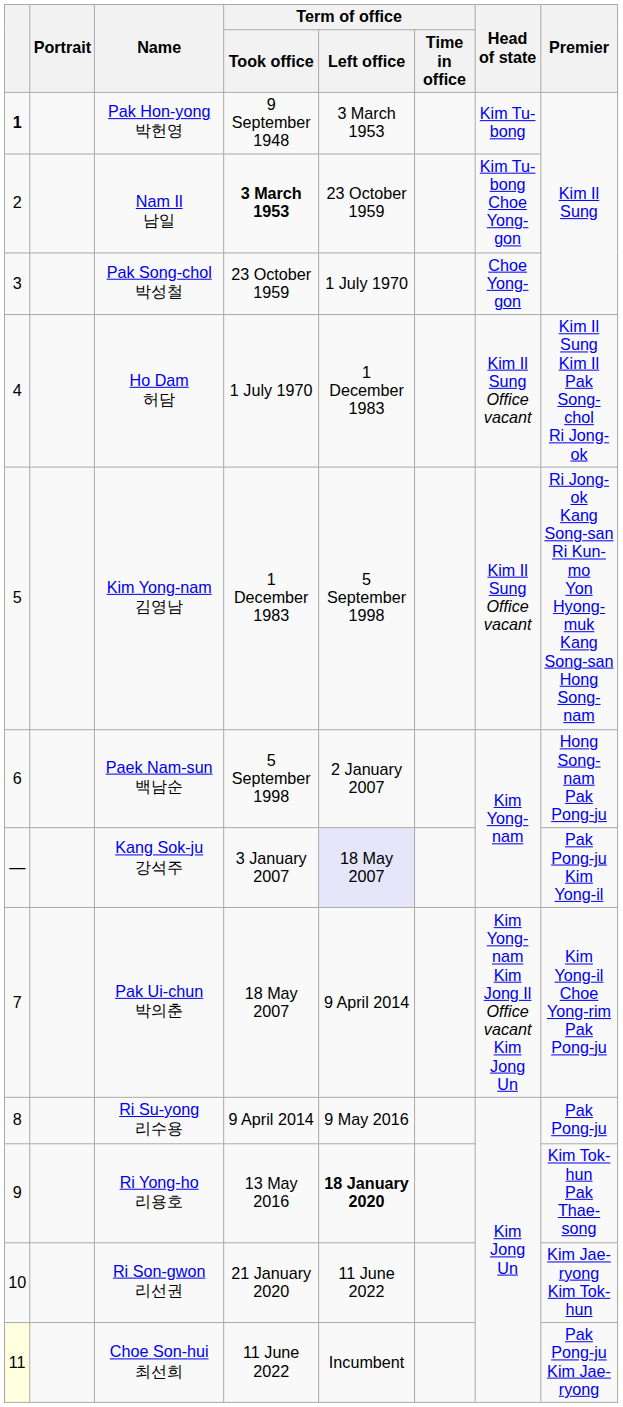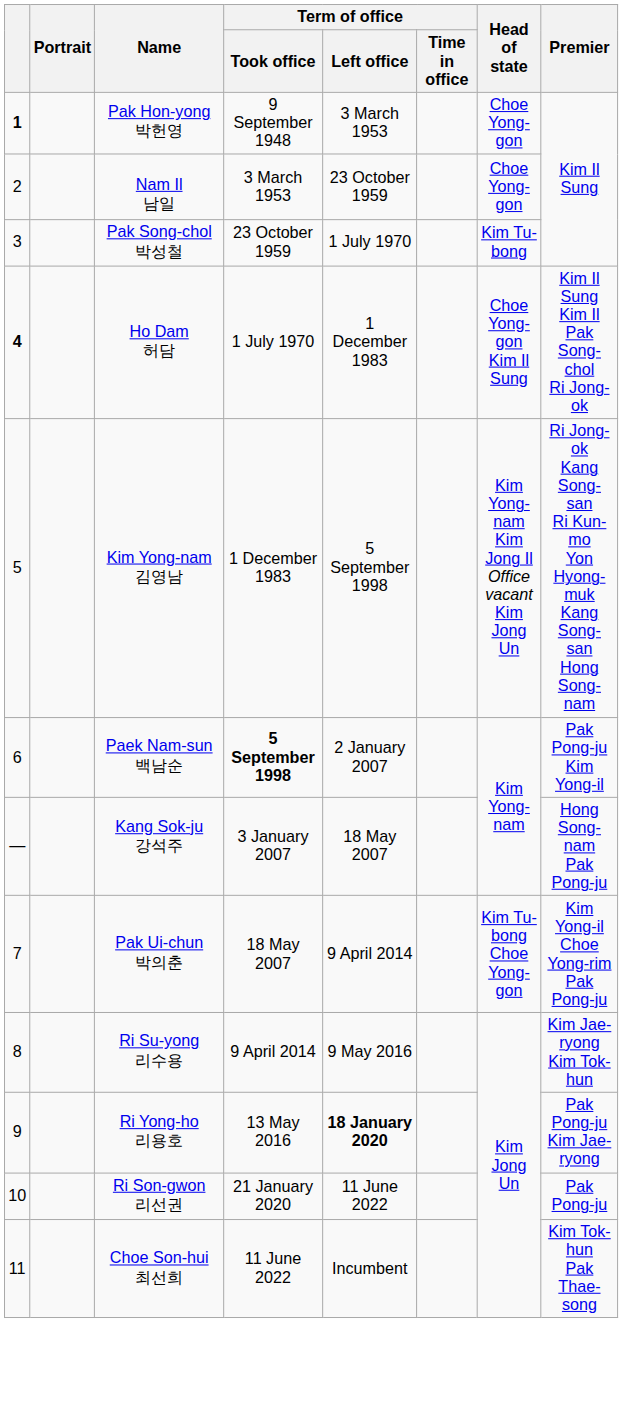(508, 123) Kim Tu-bong -> (509, 123) Choe Yong-gon
(271, 203) bold -> (273, 186) normal
(508, 203) Kim Tu-bong Choe Yong-gon -> (509, 186) Choe Yong-gon
(508, 283) Choe Yong-gon -> (509, 242) Kim Tu-bong
(17, 390) normal -> (17, 342) bold
(508, 390) Kim Il Sung Office vacant -> (509, 342) Choe Yong-gon Kim Il Sung
(508, 598) Kim Il Sung Office vacant -> (509, 568) Kim Yong-nam Kim Jong Il Office vacant Kim Jong Un
(271, 778) normal -> (273, 757) bold
(579, 778) Hong Song-nam Pak Pong-ju -> (579, 757) Pak Pong-ju Kim Yong-il
(367, 867) lavender background -> (370, 846) no background
(579, 867) Pak Pong-ju Kim Yong-il -> (579, 846) Hong Song-nam Pak Pong-ju
(508, 1002) Kim Yong-nam Kim Jong Il Office vacant Kim Jong Un -> (509, 953) Kim Tu-bong Choe Yong-gon
(579, 1120) Pak Pong-ju -> (579, 1052) Kim Jae-ryong Kim Tok-hun
(579, 1193) Kim Tok-hun Pak Thae-song -> (579, 1132) Pak Pong-ju Kim Jae-ryong
(579, 1282) Kim Jae-ryong Kim Tok-hun -> (579, 1195) Pak Pong-ju
(17, 1362) lightyellow background -> (17, 1268) no background
(579, 1362) Pak Pong-ju Kim Jae-ryong -> (579, 1268) Kim Tok-hun Pak Thae-song
